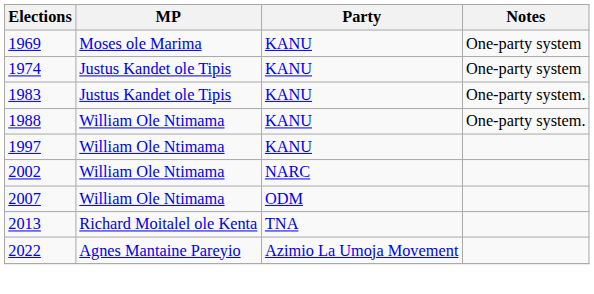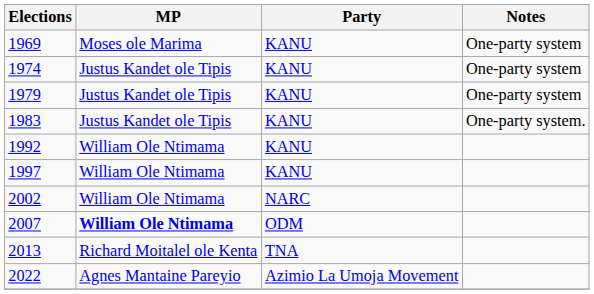+ row: (25, 95)
- row: (25, 120)
+ row: (25, 146)
(152, 198) normal -> (156, 224) bold
